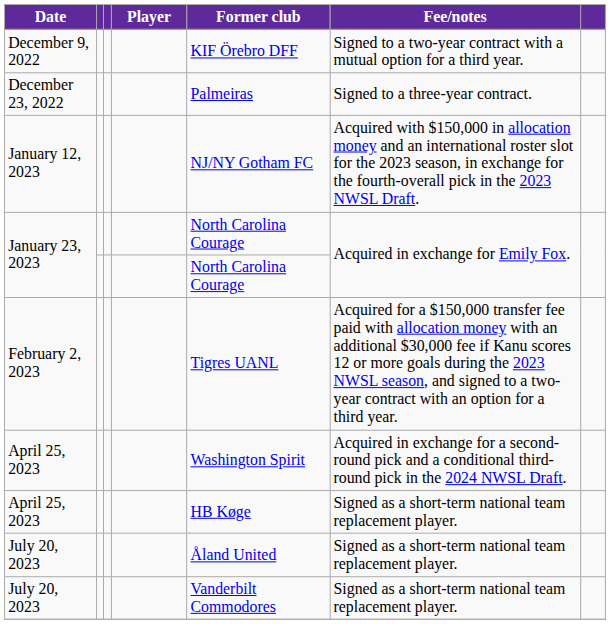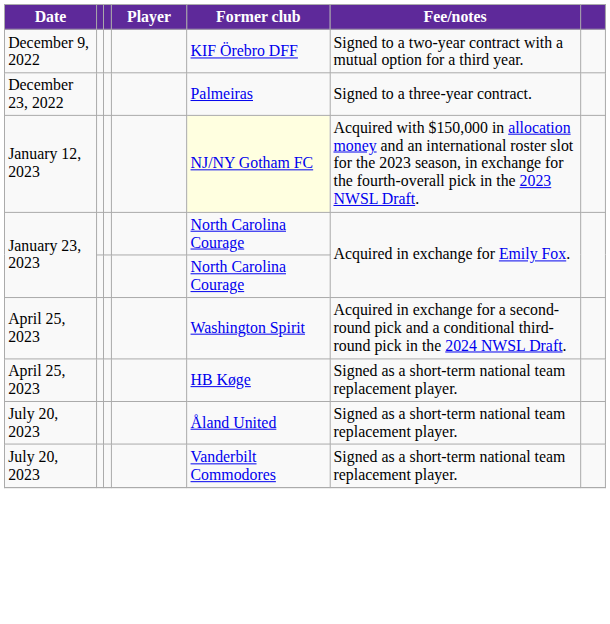(252, 163) no background -> (252, 163) lightyellow background
- row: (45, 363)
